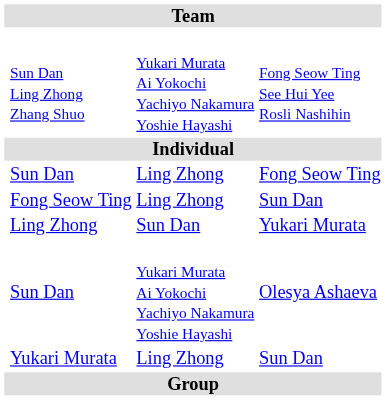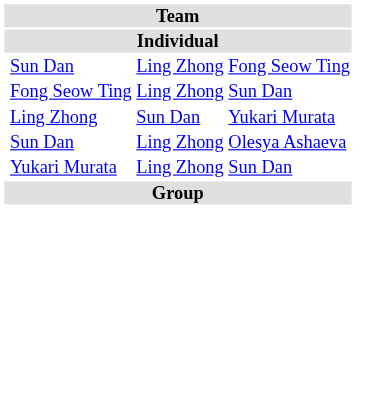- row: (47, 93)
(195, 303) Yukari Murata Ai Yokochi Yachiyo Nakamura Yoshie Hayashi -> (180, 142) Ling Zhong
